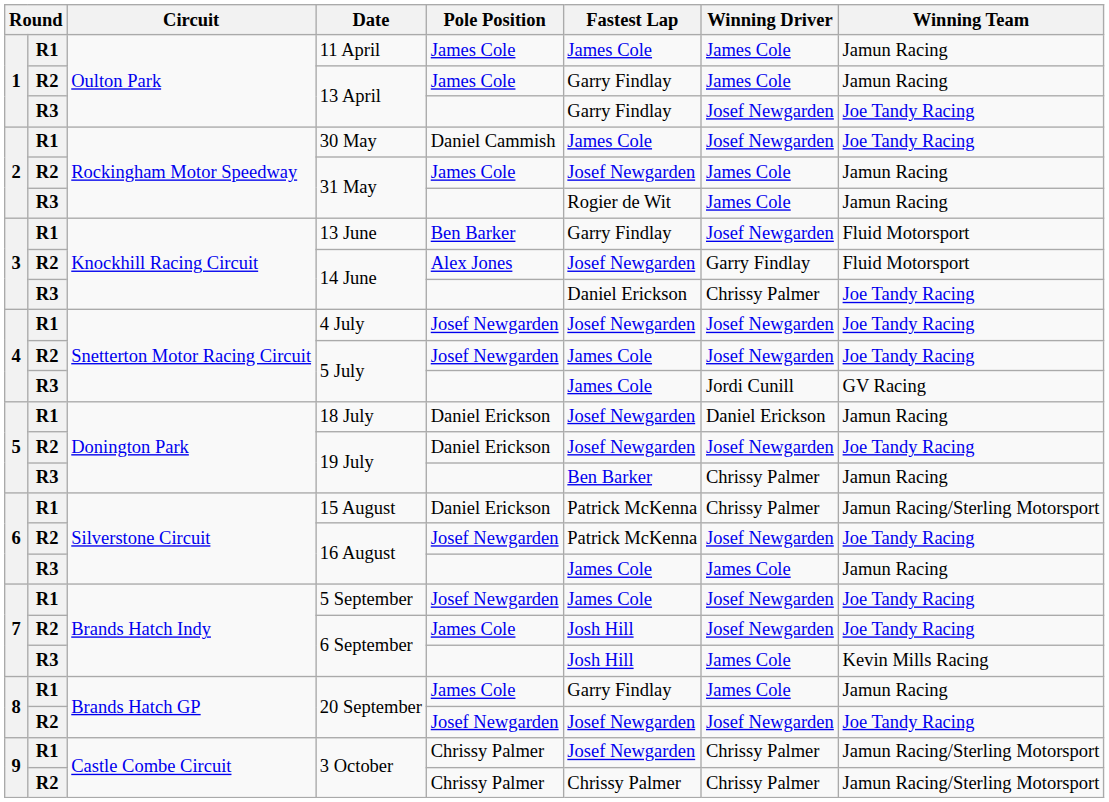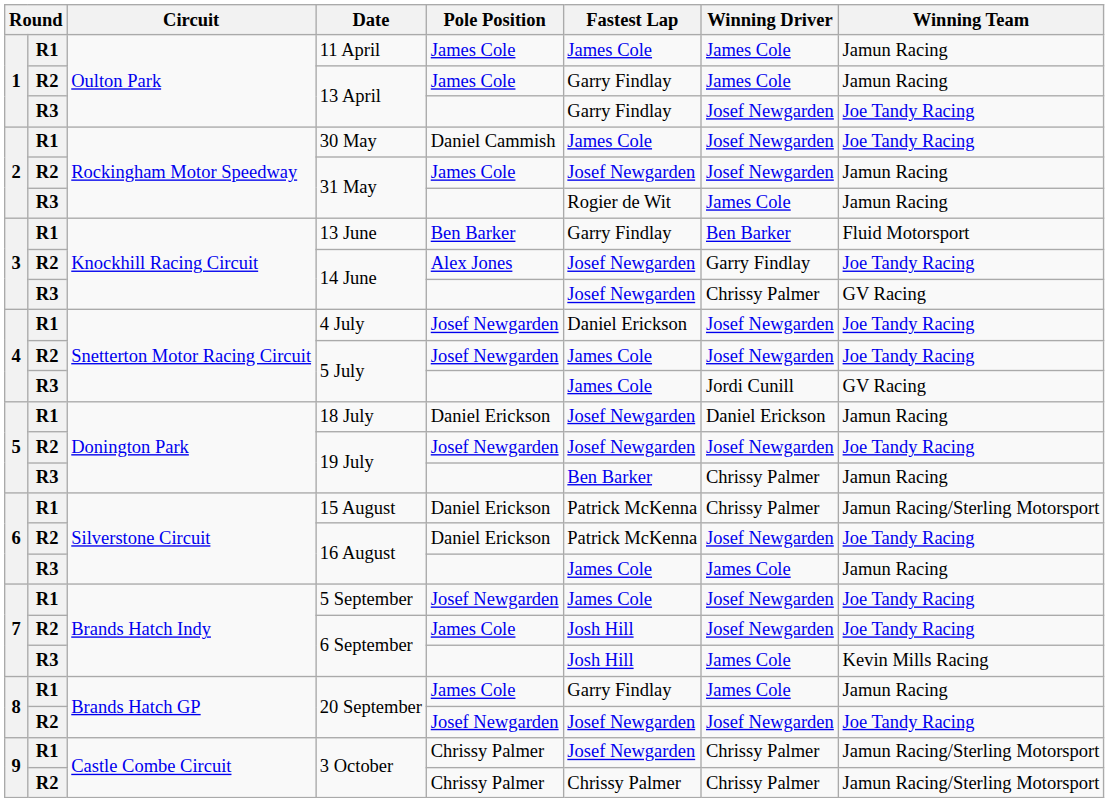(748, 171) James Cole -> (770, 171) Josef Newgarden
(770, 232) Josef Newgarden -> (748, 232) Ben Barker
(906, 263) Fluid Motorsport -> (909, 263) Joe Tandy Racing
(627, 293) Daniel Erickson -> (631, 293) Josef Newgarden
(909, 293) Joe Tandy Racing -> (884, 293) GV Racing
(631, 324) Josef Newgarden -> (627, 324) Daniel Erickson
(491, 446) Daniel Erickson -> (495, 446) Josef Newgarden
(495, 538) Josef Newgarden -> (491, 538) Daniel Erickson
